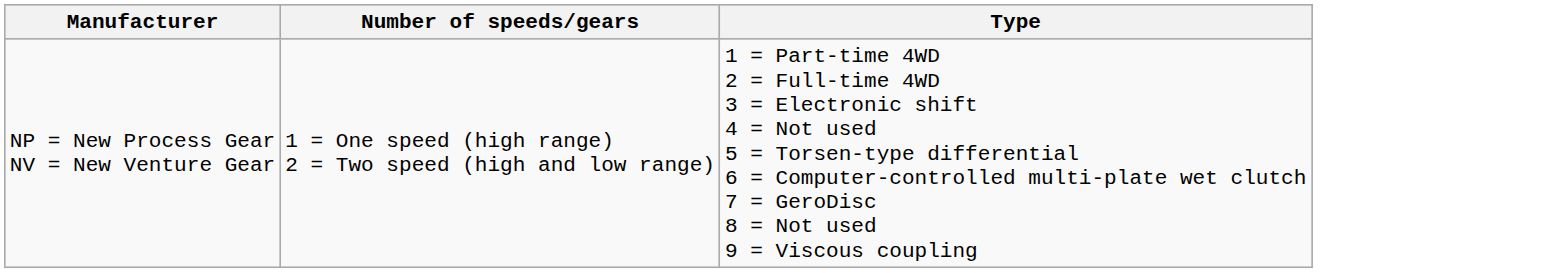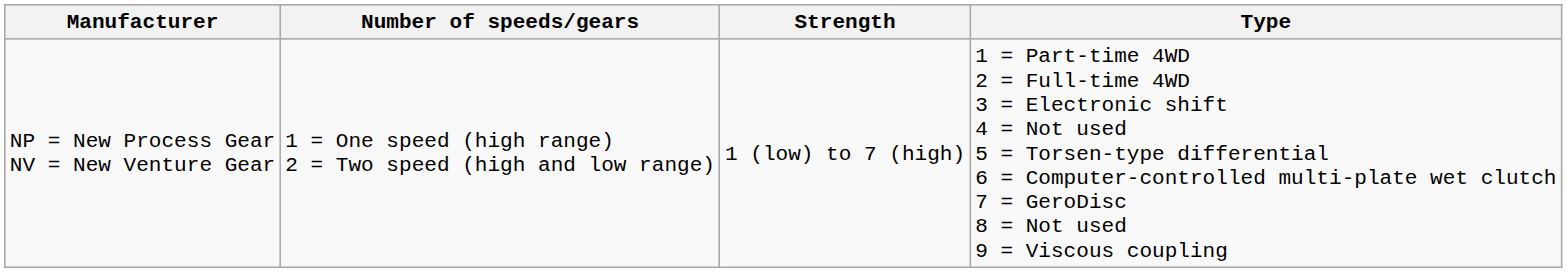+ column: (845, 22)
